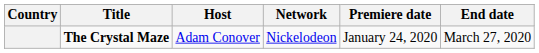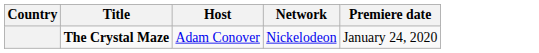- column: (487, 15)
